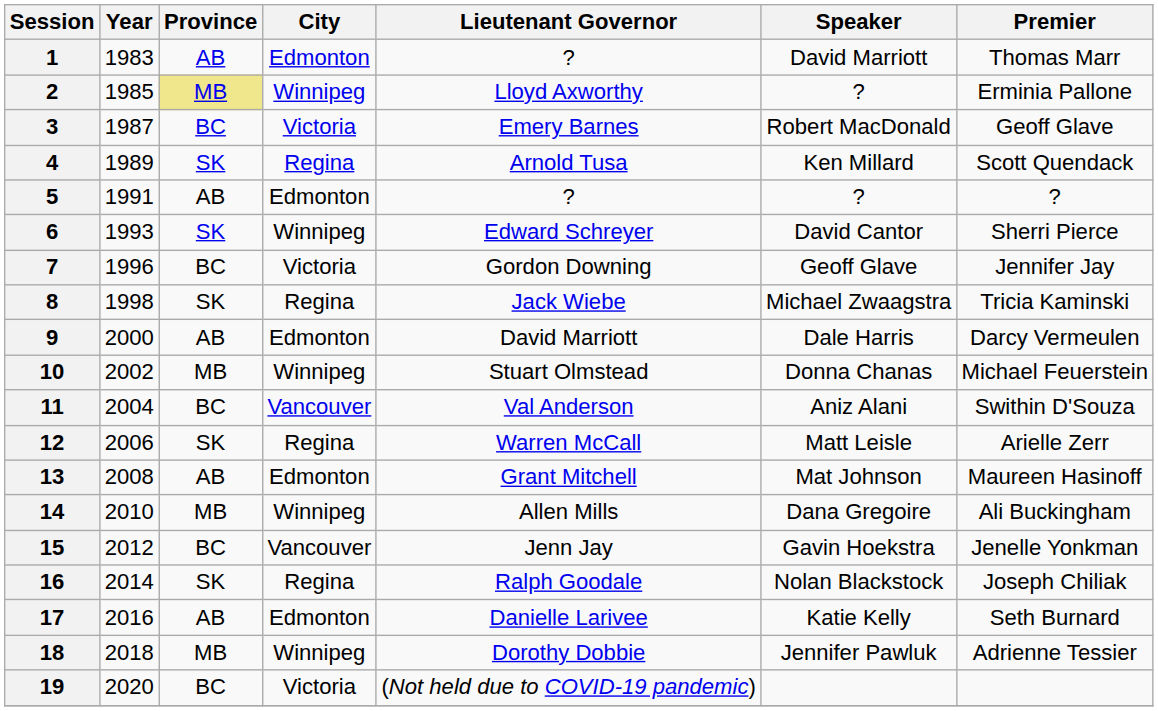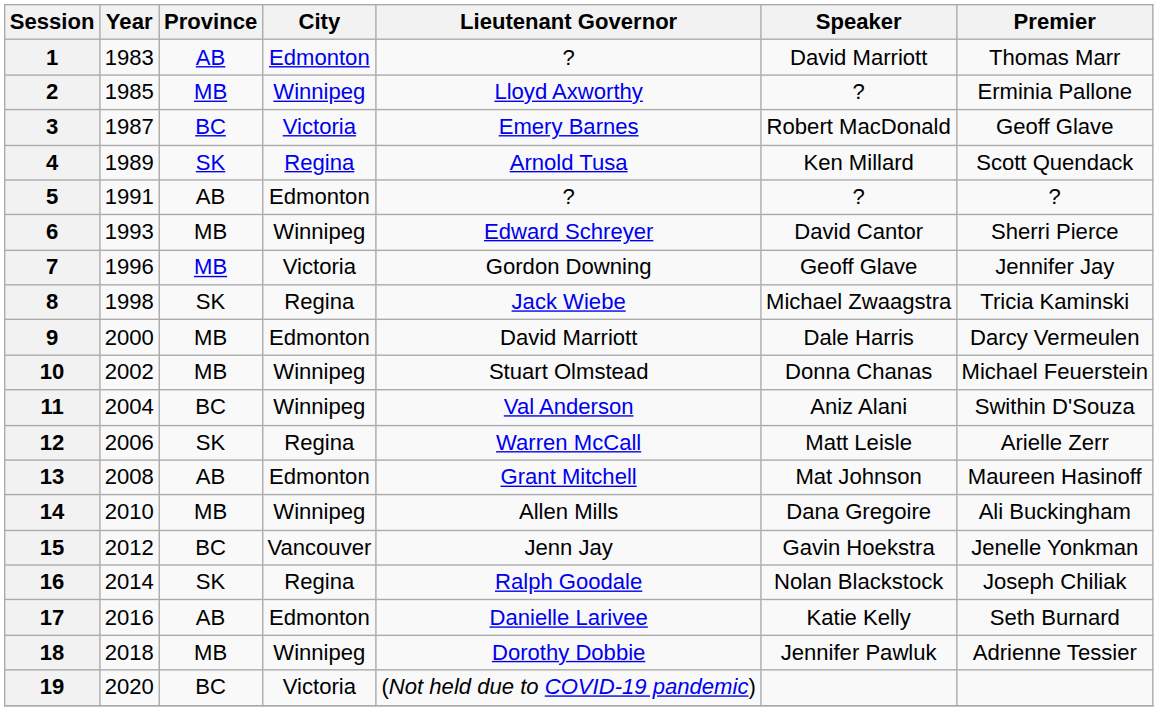(211, 92) khaki background -> (211, 92) no background
(211, 232) SK -> (211, 232) MB
(211, 267) BC -> (211, 267) MB
(211, 337) AB -> (211, 337) MB
(319, 407) Vancouver -> (319, 407) Winnipeg
